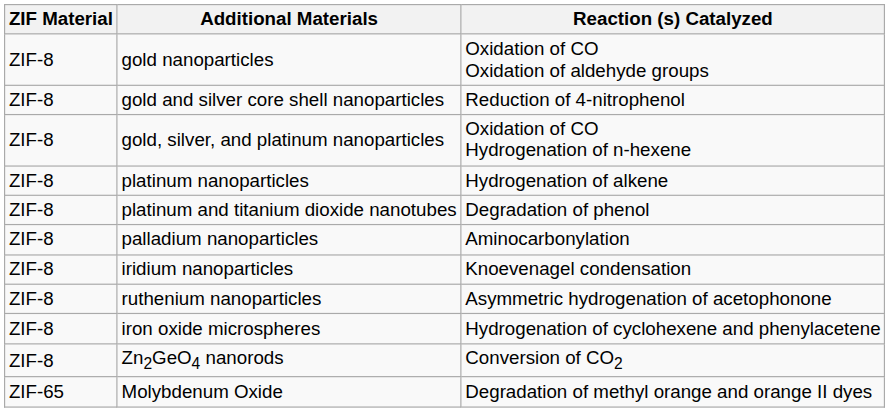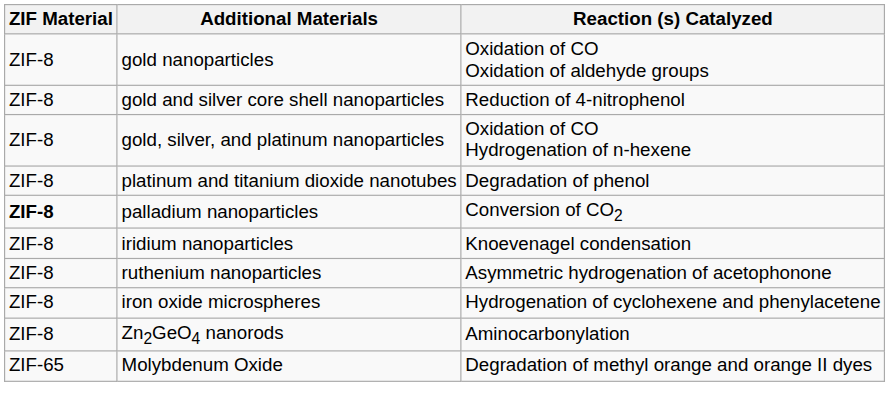- row: (215, 180)
(31, 239) normal -> (31, 211) bold
(548, 239) Aminocarbonylation -> (544, 212) Conversion of CO2
(544, 360) Conversion of CO2 -> (548, 334) Aminocarbonylation
